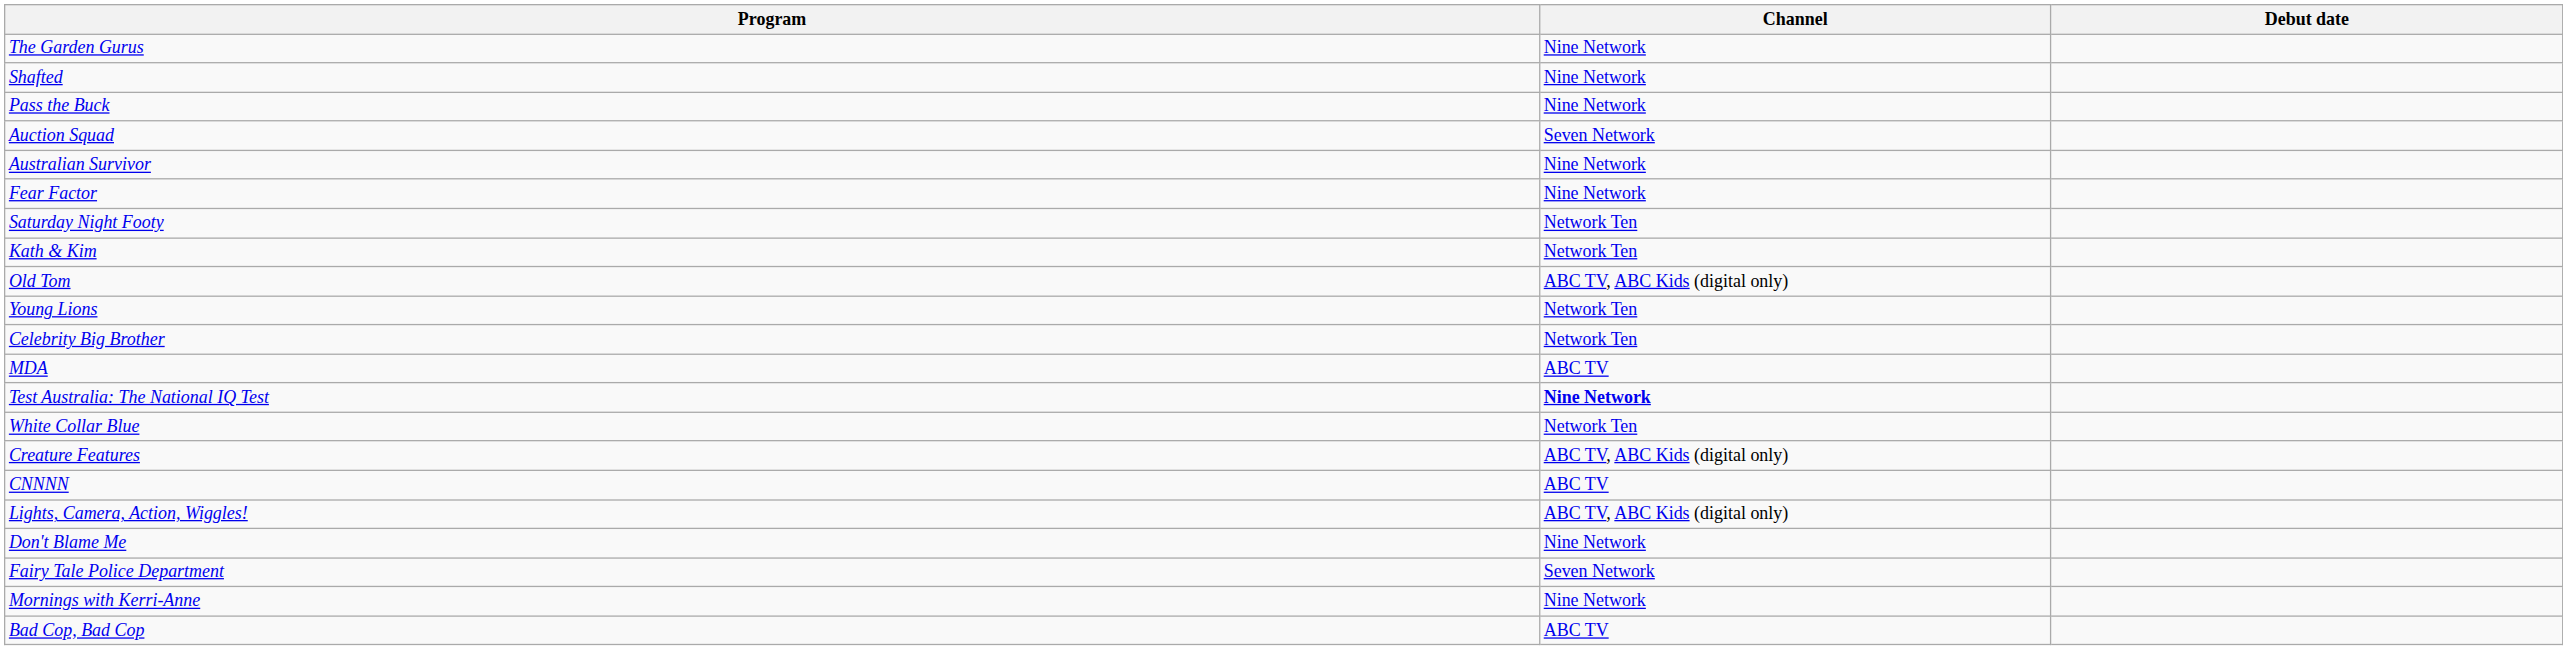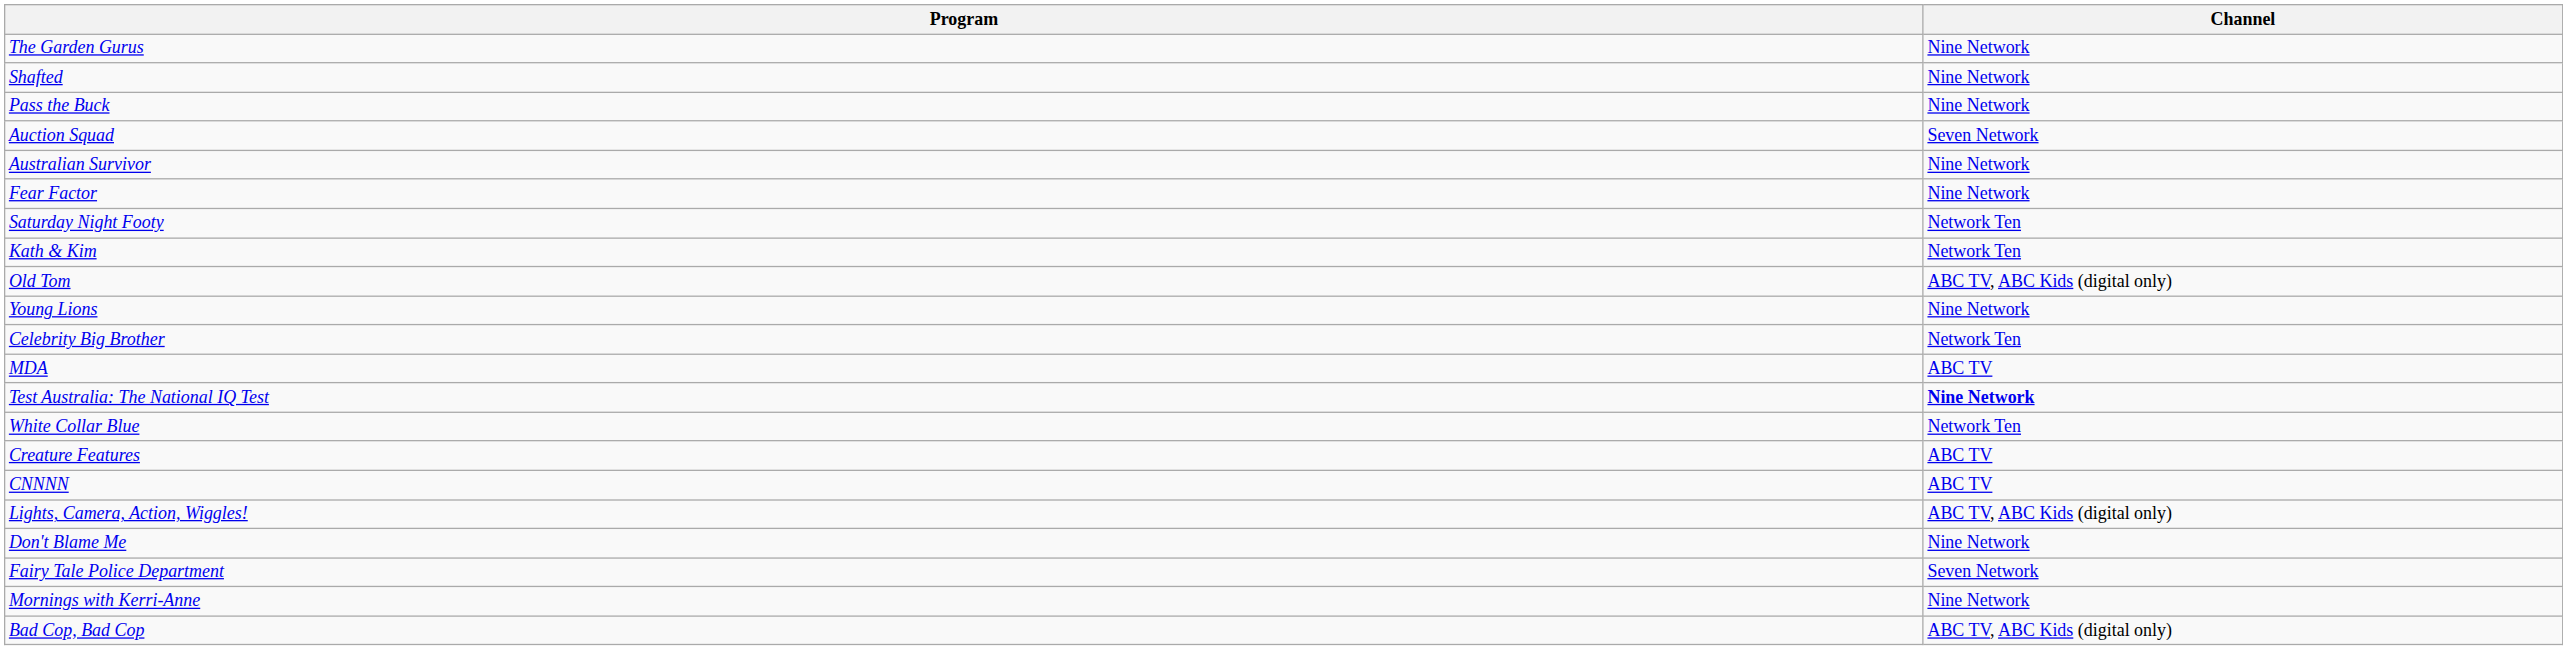- column: (2307, 18)
(1591, 310) Network Ten -> (1978, 310) Nine Network
(1666, 455) ABC TV, ABC Kids (digital only) -> (1960, 455) ABC TV
(1576, 630) ABC TV -> (2050, 630) ABC TV, ABC Kids (digital only)
